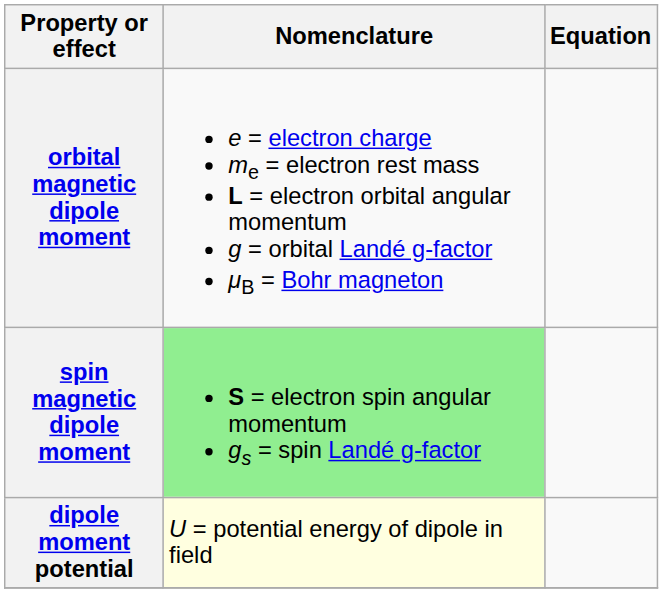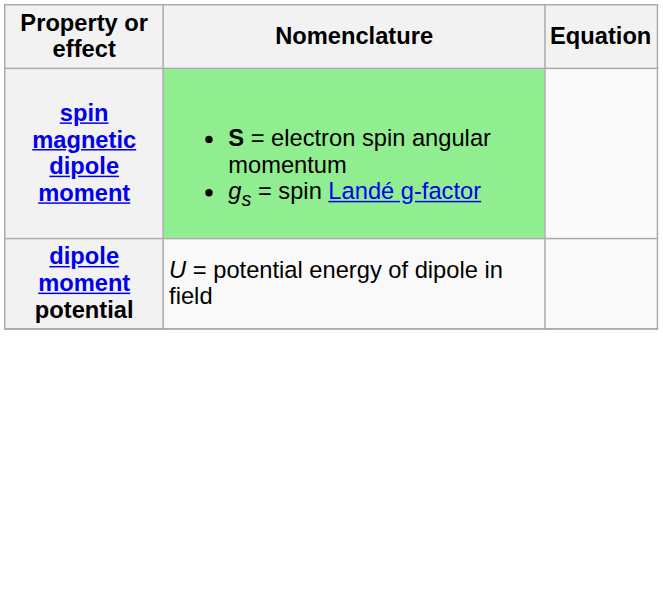- row: (84, 198)
(336, 542) lightyellow background -> (336, 283) no background
